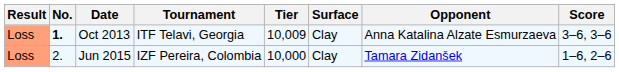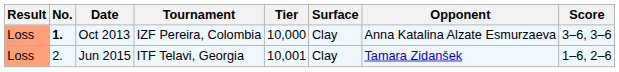(190, 34) ITF Telavi, Georgia -> (199, 34) IZF Pereira, Colombia
(287, 34) 10,009 -> (287, 34) 10,000
(199, 55) IZF Pereira, Colombia -> (190, 55) ITF Telavi, Georgia
(287, 55) 10,000 -> (287, 55) 10,001
